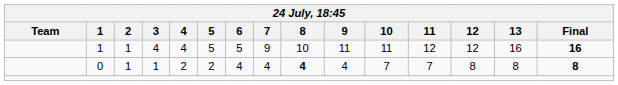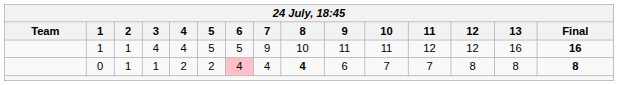(239, 66) no background -> (239, 66) pink background
(345, 66) 4 -> (345, 66) 6
